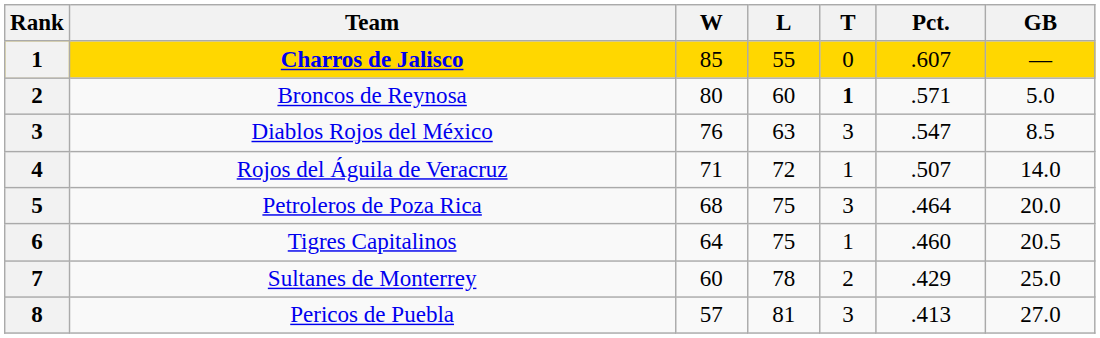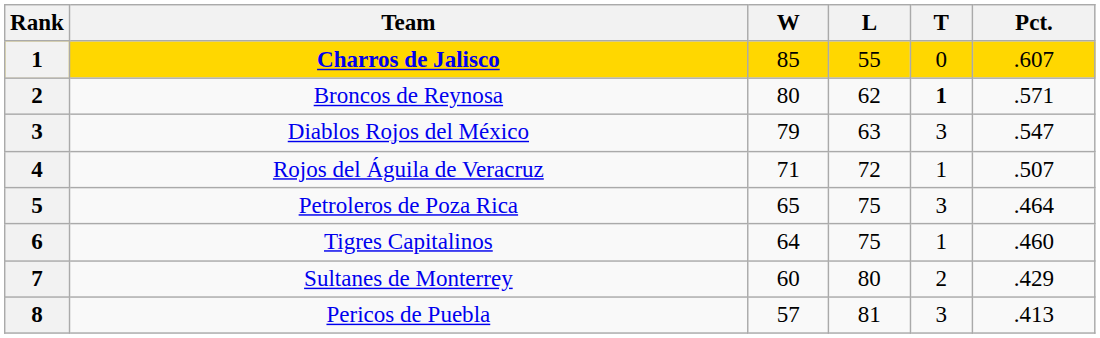- column: (1040, 22)
(784, 95) 60 -> (869, 95) 62
(711, 132) 76 -> (788, 132) 79
(711, 205) 68 -> (788, 205) 65
(784, 278) 78 -> (869, 278) 80
